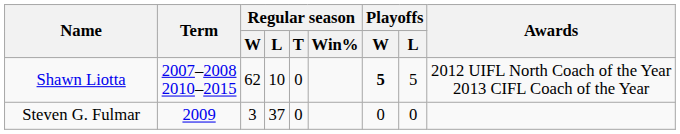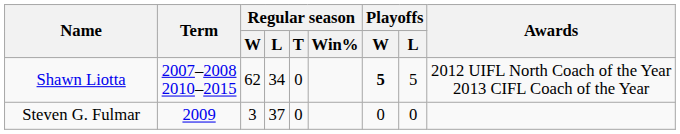(277, 79) 10 -> (277, 79) 34
